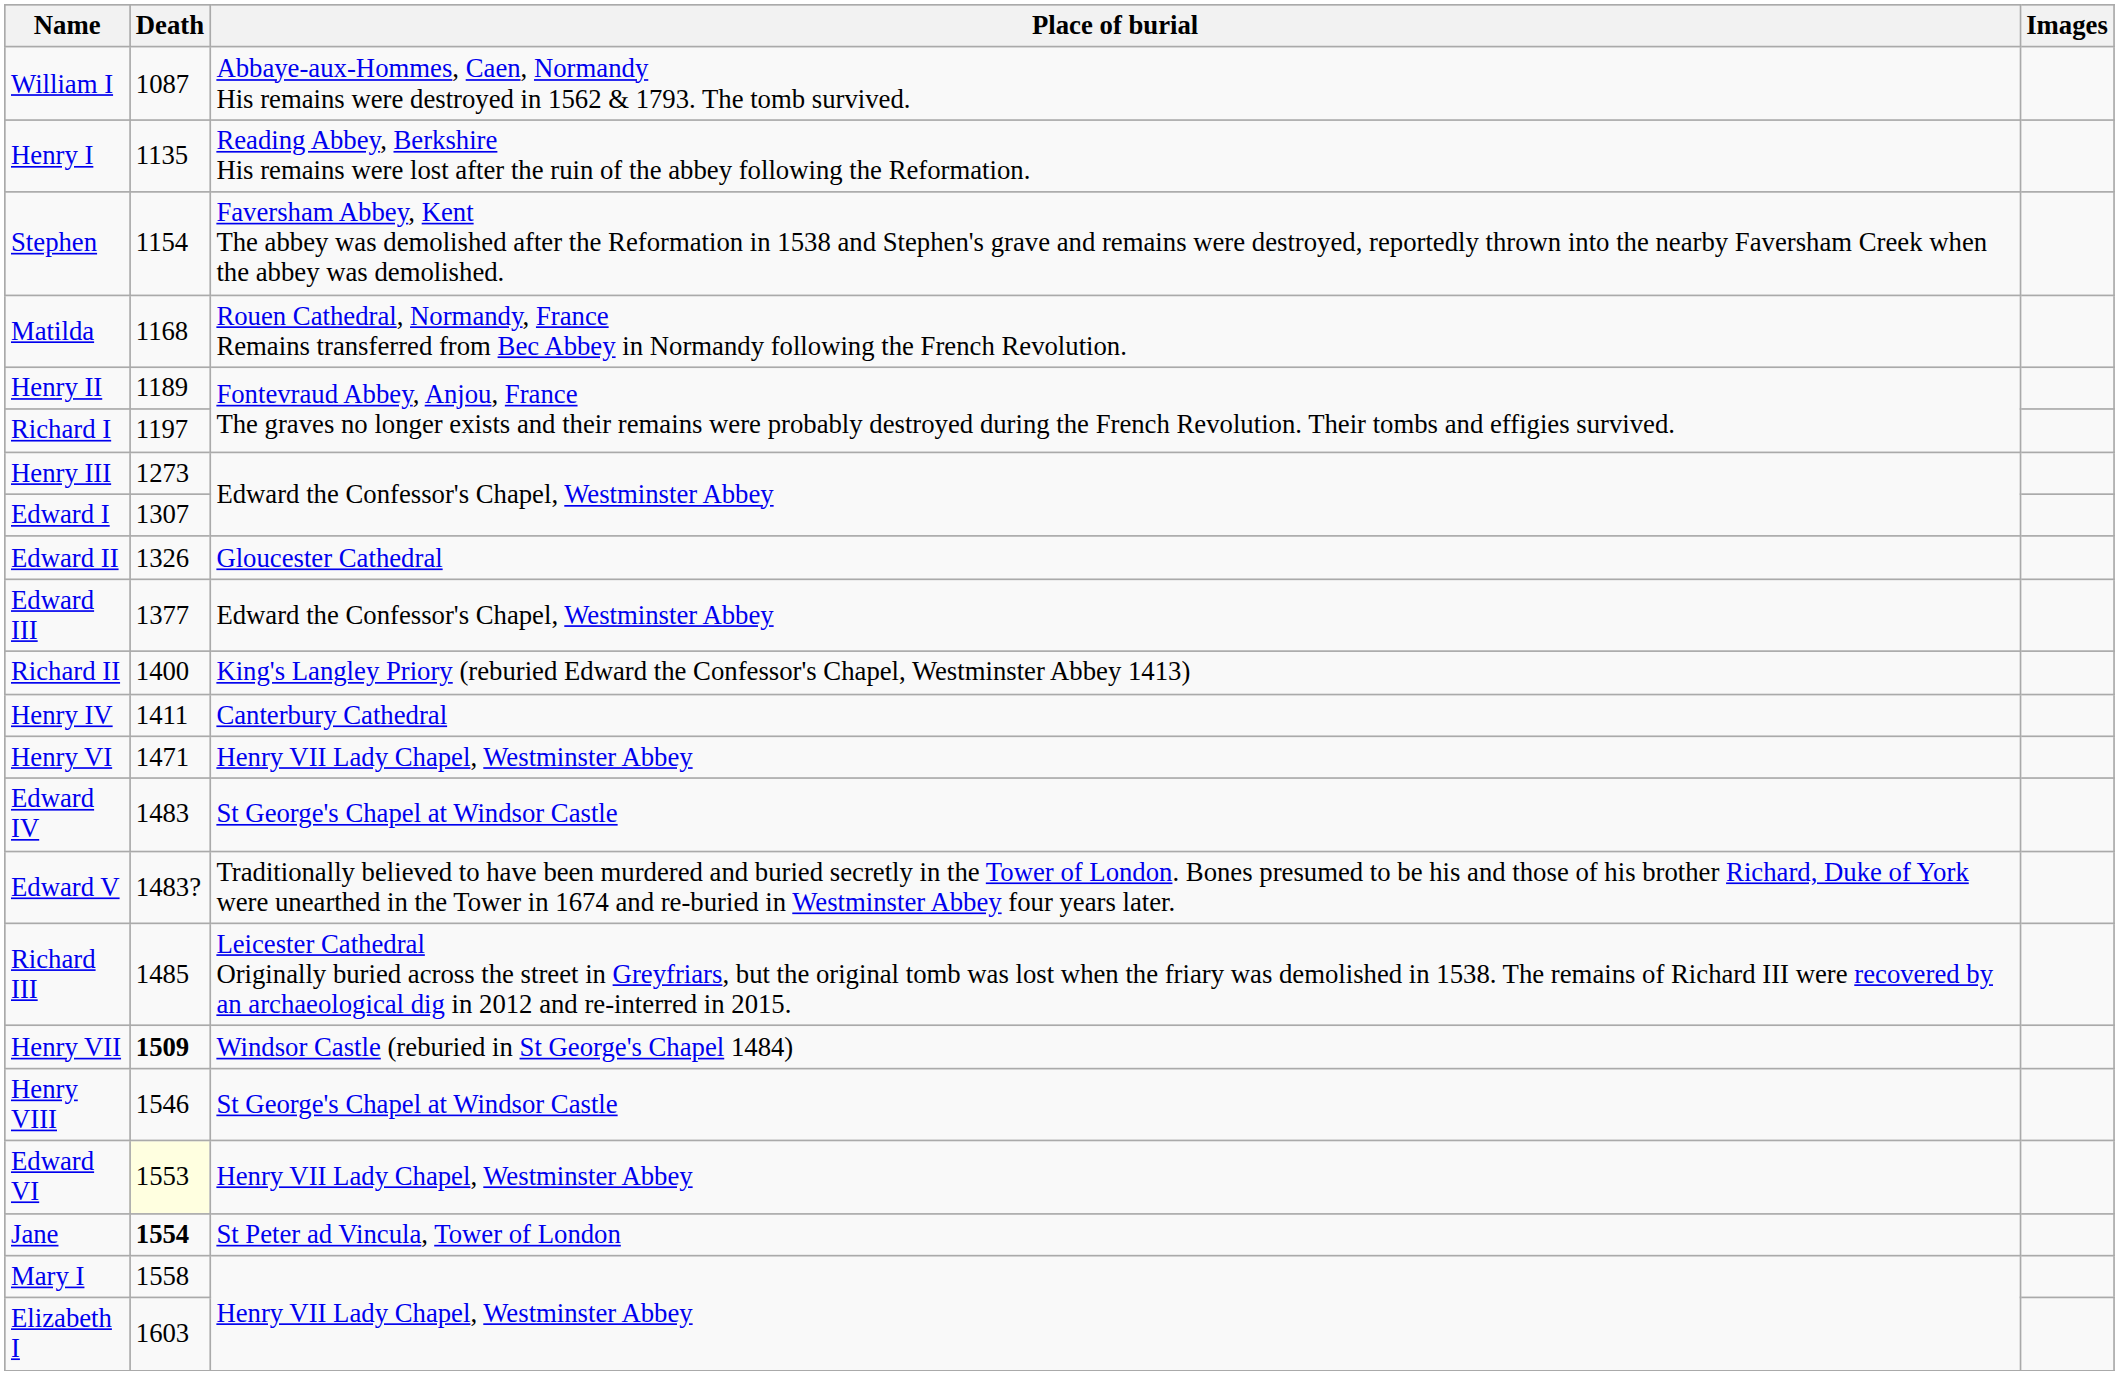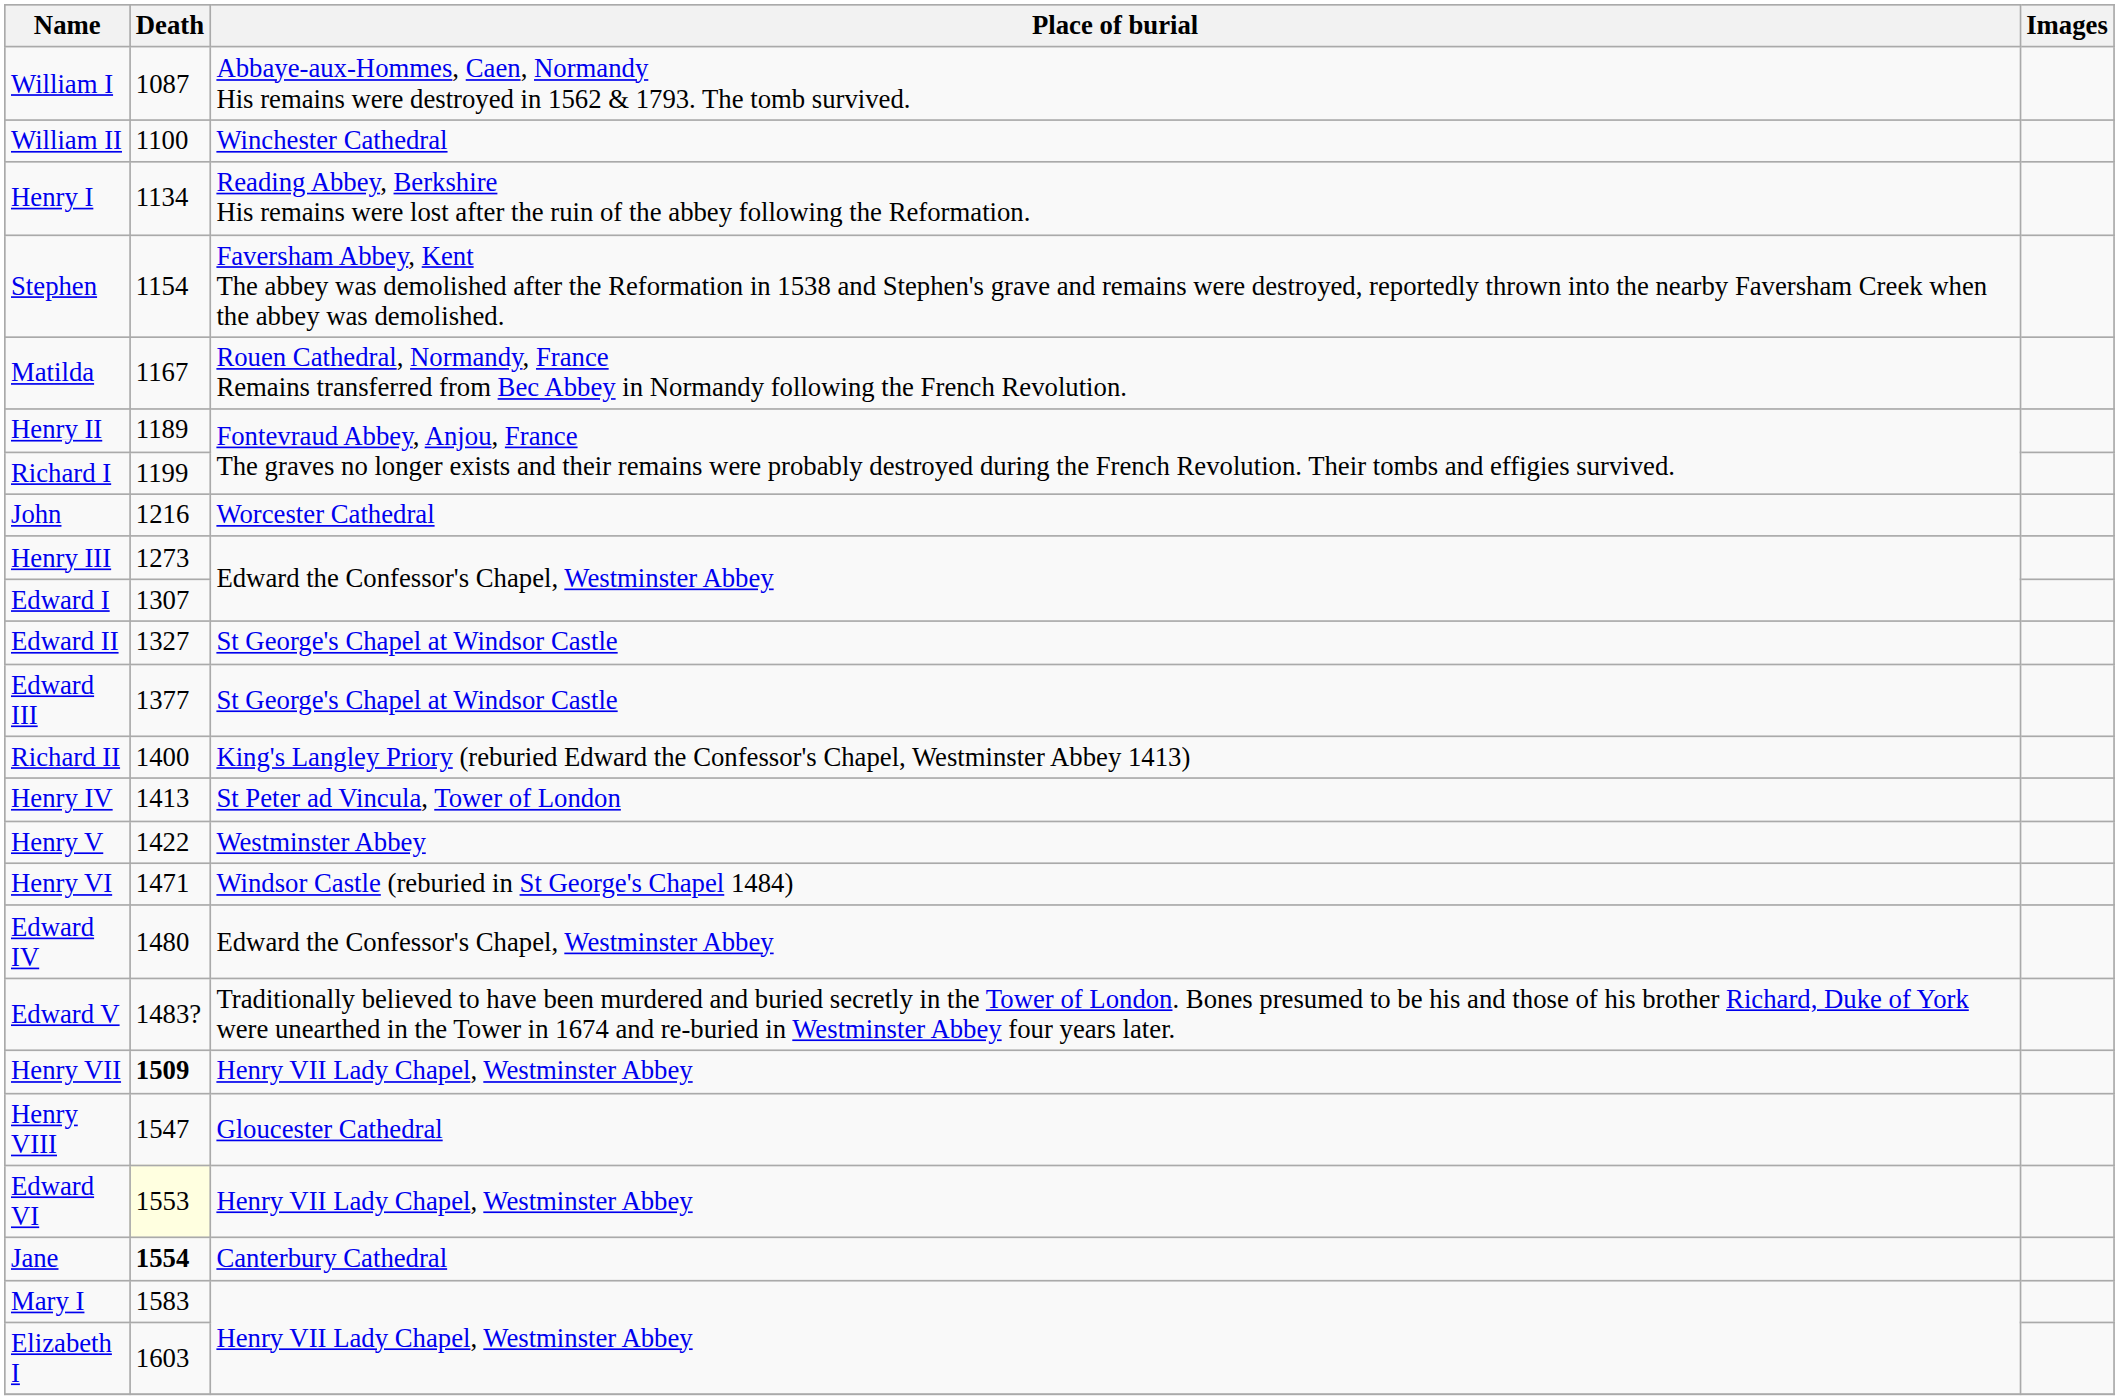+ row: (66, 140)
(162, 155) 1135 -> (162, 197) 1134
(162, 330) 1168 -> (162, 372) 1167
(162, 430) 1197 -> (162, 472) 1199
+ row: (36, 514)
(162, 557) 1326 -> (163, 642) 1327
(330, 557) Gloucester Cathedral -> (417, 642) St George's Chapel at Windsor Castle
(495, 614) Edward the Confessor's Chapel, Westminster Abbey -> (417, 699) St George's Chapel at Windsor Castle
(162, 714) 1411 -> (163, 799) 1413
(332, 714) Canterbury Cathedral -> (419, 799) St Peter ad Vincula, Tower of London
+ row: (57, 841)
(455, 756) Henry VII Lady Chapel, Westminster Abbey -> (505, 884) Windsor Castle (reburied in St George's Chapel 1484)
(162, 814) 1483 -> (163, 941) 1480
(417, 814) St George's Chapel at Windsor Castle -> (495, 941) Edward the Confessor's Chapel, Westminster Abbey
- row: (53, 974)
(505, 1046) Windsor Castle (reburied in St George's Chapel 1484) -> (455, 1071) Henry VII Lady Chapel, Westminster Abbey
(162, 1104) 1546 -> (163, 1128) 1547
(417, 1104) St George's Chapel at Windsor Castle -> (330, 1128) Gloucester Cathedral
(419, 1233) St Peter ad Vincula, Tower of London -> (332, 1258) Canterbury Cathedral
(162, 1276) 1558 -> (163, 1300) 1583
